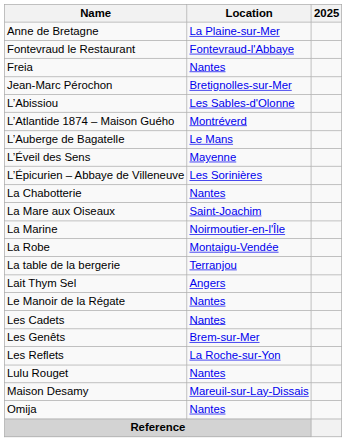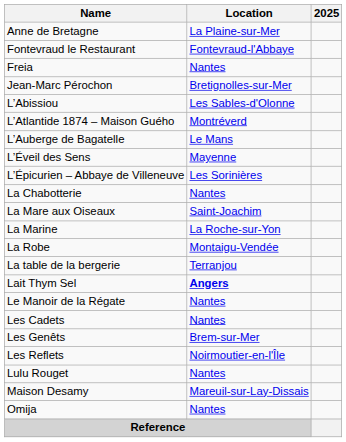(237, 229) Noirmoutier-en-l'Île -> (235, 229) La Roche-sur-Yon
(207, 283) normal -> (209, 283) bold
(235, 355) La Roche-sur-Yon -> (237, 355) Noirmoutier-en-l'Île
